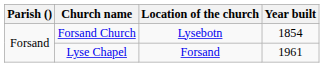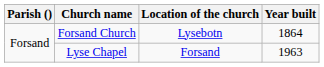(290, 33) 1854 -> (290, 33) 1864
(290, 52) 1961 -> (290, 52) 1963
